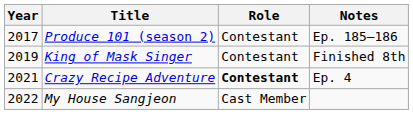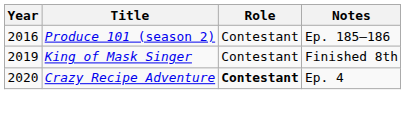(23, 36) 2017 -> (23, 36) 2016
(23, 78) 2021 -> (23, 78) 2020
- row: (111, 99)
